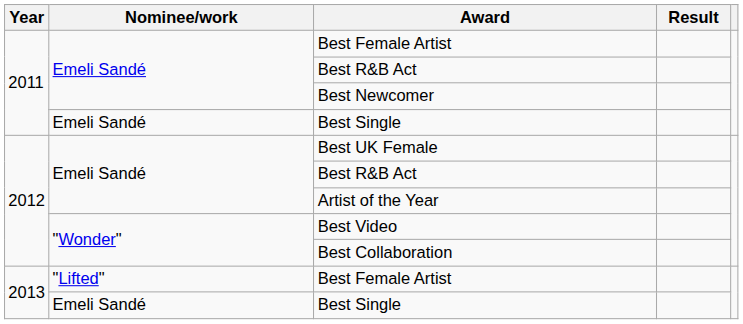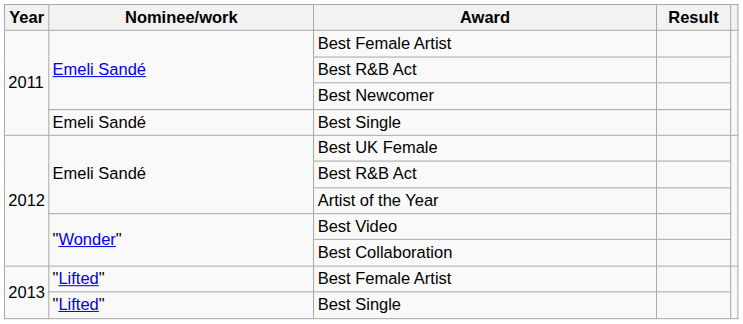(99, 305) Emeli Sandé -> (79, 305) "Lifted"
